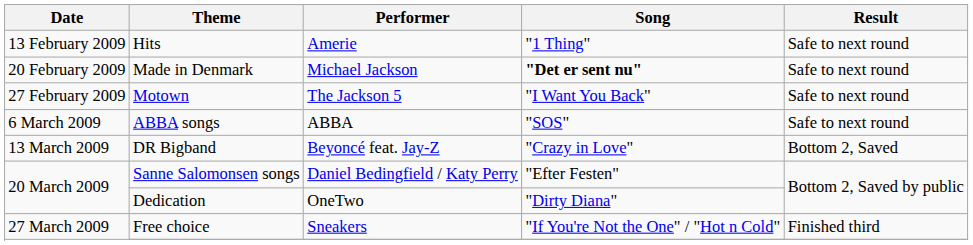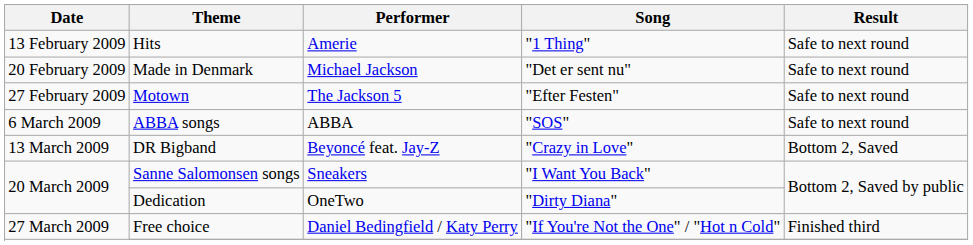(584, 69) bold -> (578, 69) normal
(588, 95) "I Want You Back" -> (572, 95) "Efter Festen"
(413, 174) Daniel Bedingfield / Katy Perry -> (337, 174) Sneakers
(572, 174) "Efter Festen" -> (588, 174) "I Want You Back"
(337, 226) Sneakers -> (413, 226) Daniel Bedingfield / Katy Perry
